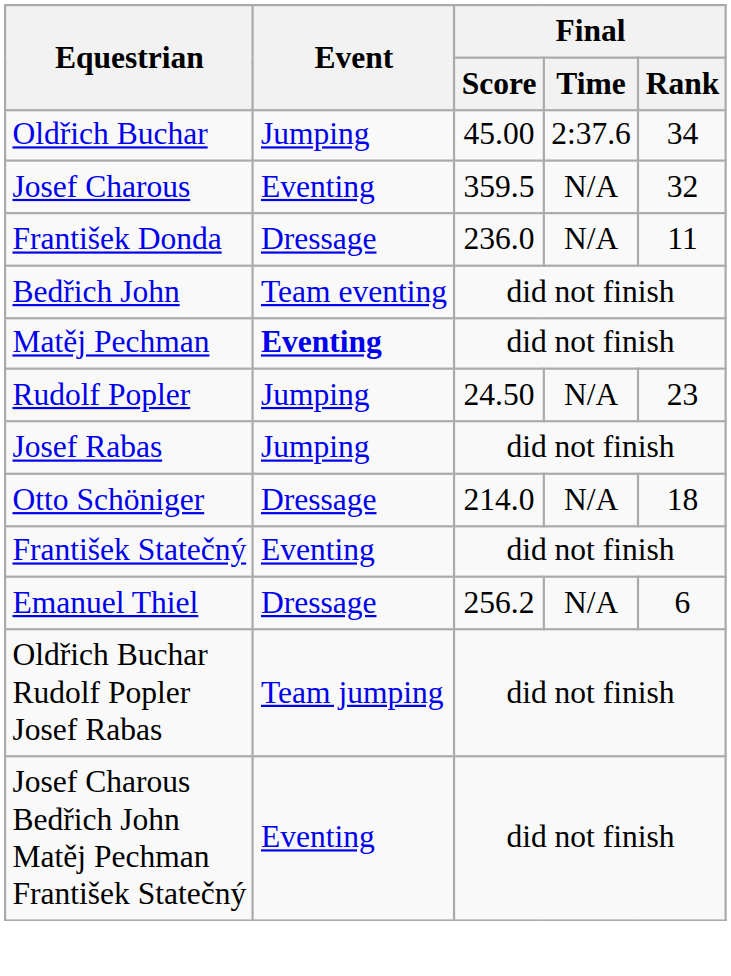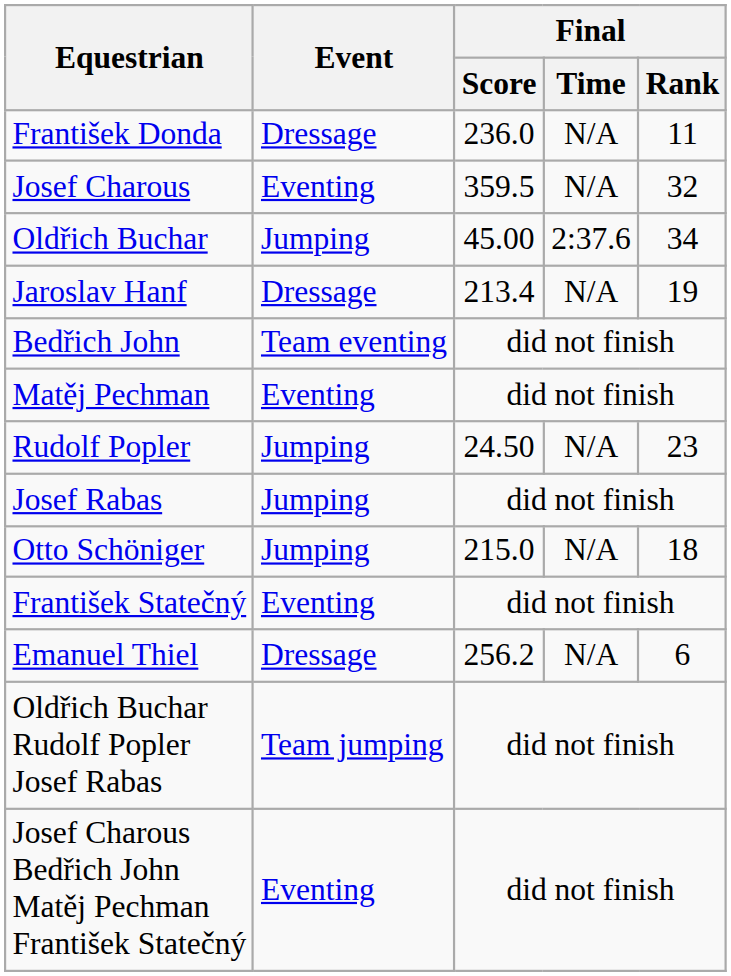rows swapped: (110, 134) <-> (117, 238)
+ row: (100, 290)
(321, 342) bold -> (318, 394) normal
(319, 499) Dressage -> (315, 551) Jumping
(499, 499) 214.0 -> (499, 551) 215.0
